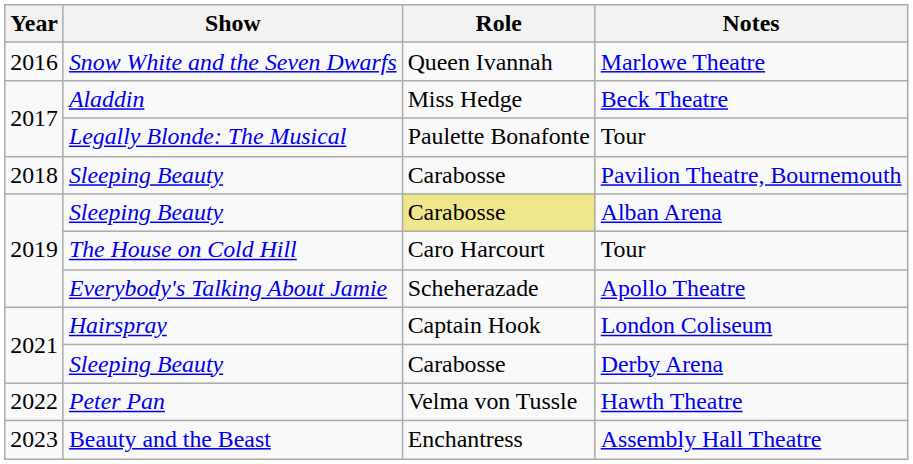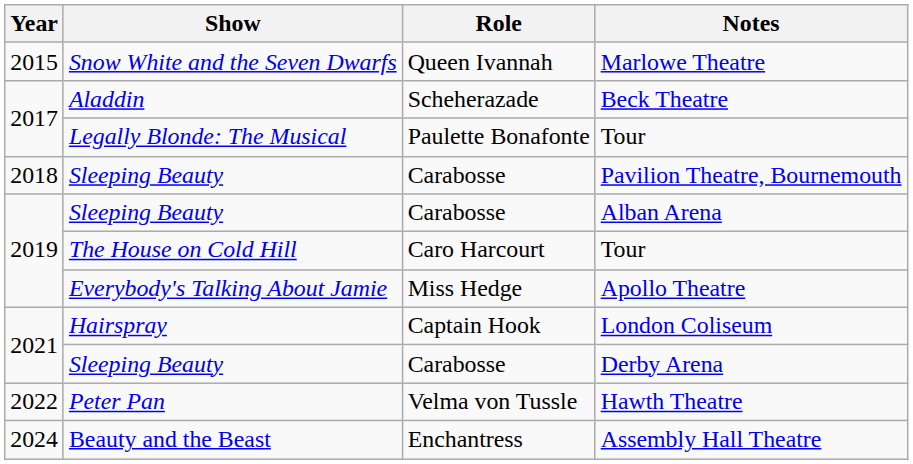(34, 61) 2016 -> (34, 61) 2015
(465, 99) Miss Hedge -> (473, 99) Scheherazade
(457, 212) khaki background -> (457, 212) no background
(473, 288) Scheherazade -> (465, 288) Miss Hedge
(34, 439) 2023 -> (34, 439) 2024
